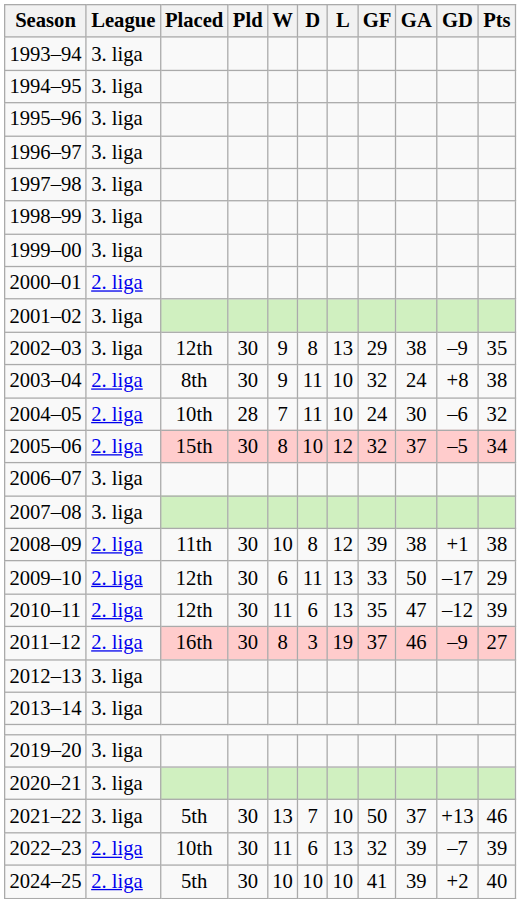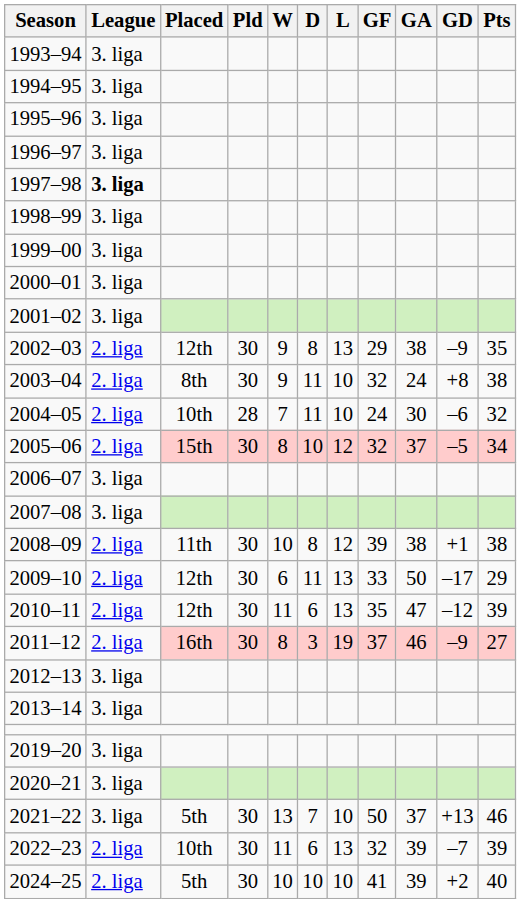(117, 184) normal -> (118, 184) bold
(117, 282) 2. liga -> (117, 282) 3. liga
(117, 348) 3. liga -> (117, 348) 2. liga
